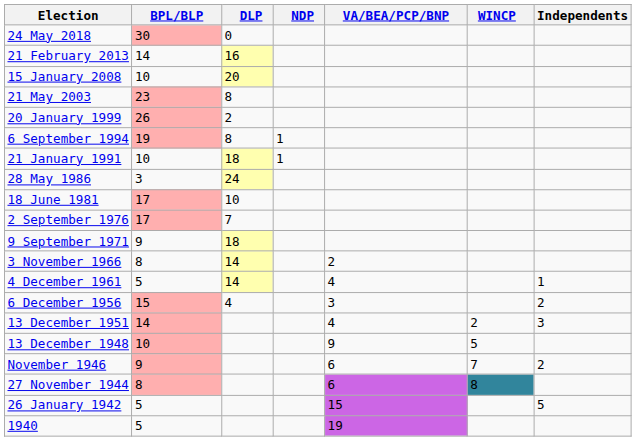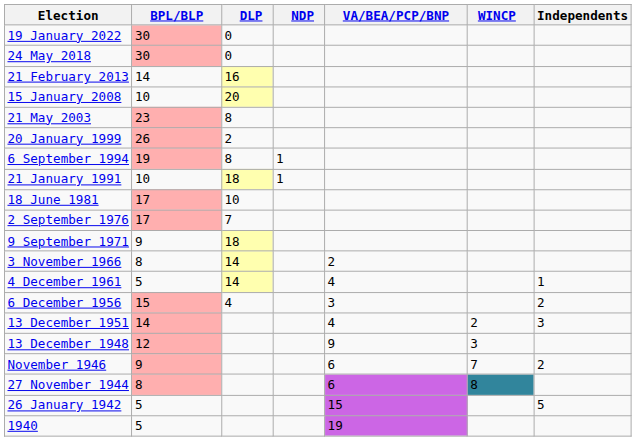+ row: (64, 35)
- row: (49, 179)
(143, 344) 10 -> (143, 344) 12
(474, 344) 5 -> (474, 344) 3
